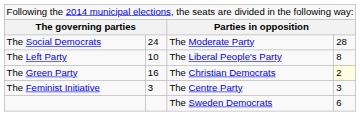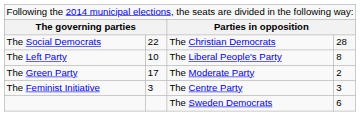(153, 42) 24 -> (153, 42) 22
(212, 42) The Moderate Party -> (222, 42) The Christian Democrats
(153, 73) 16 -> (153, 73) 17
(222, 73) The Christian Democrats -> (212, 73) The Moderate Party
(339, 73) lightyellow background -> (339, 73) no background
